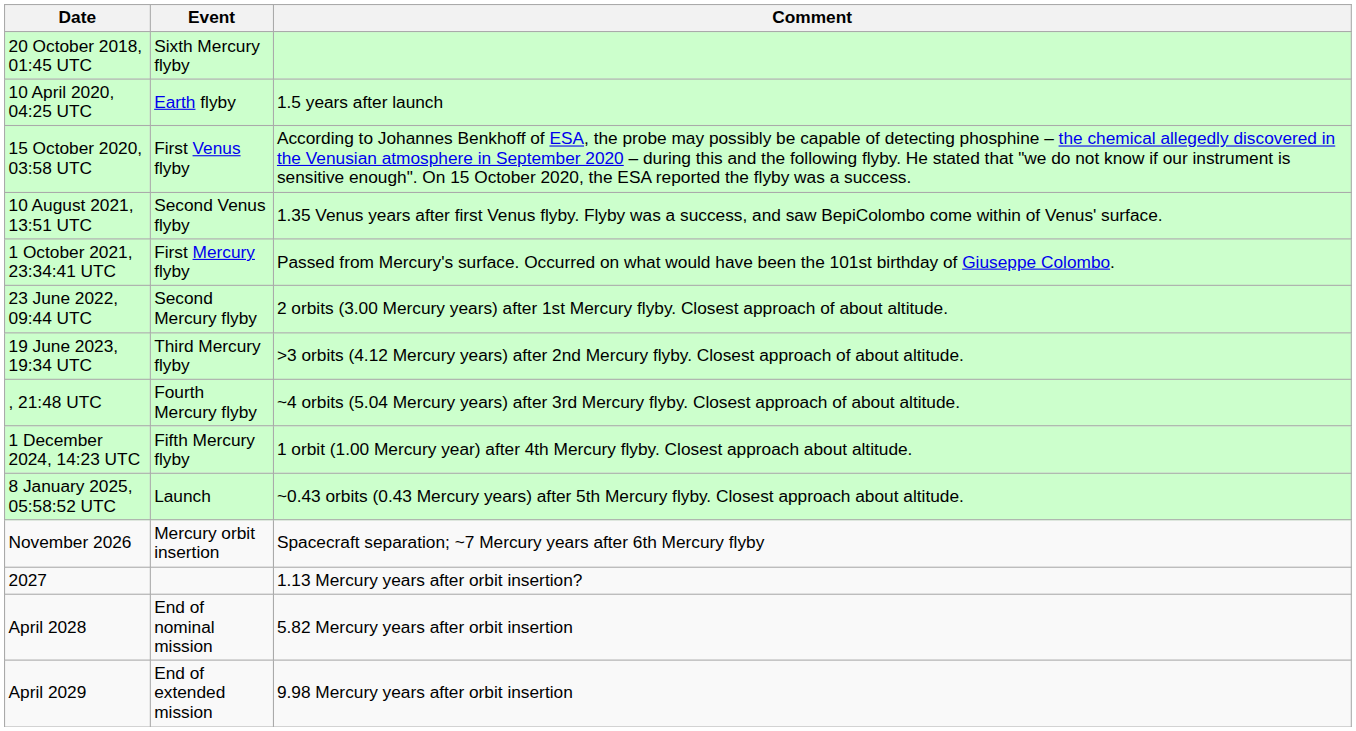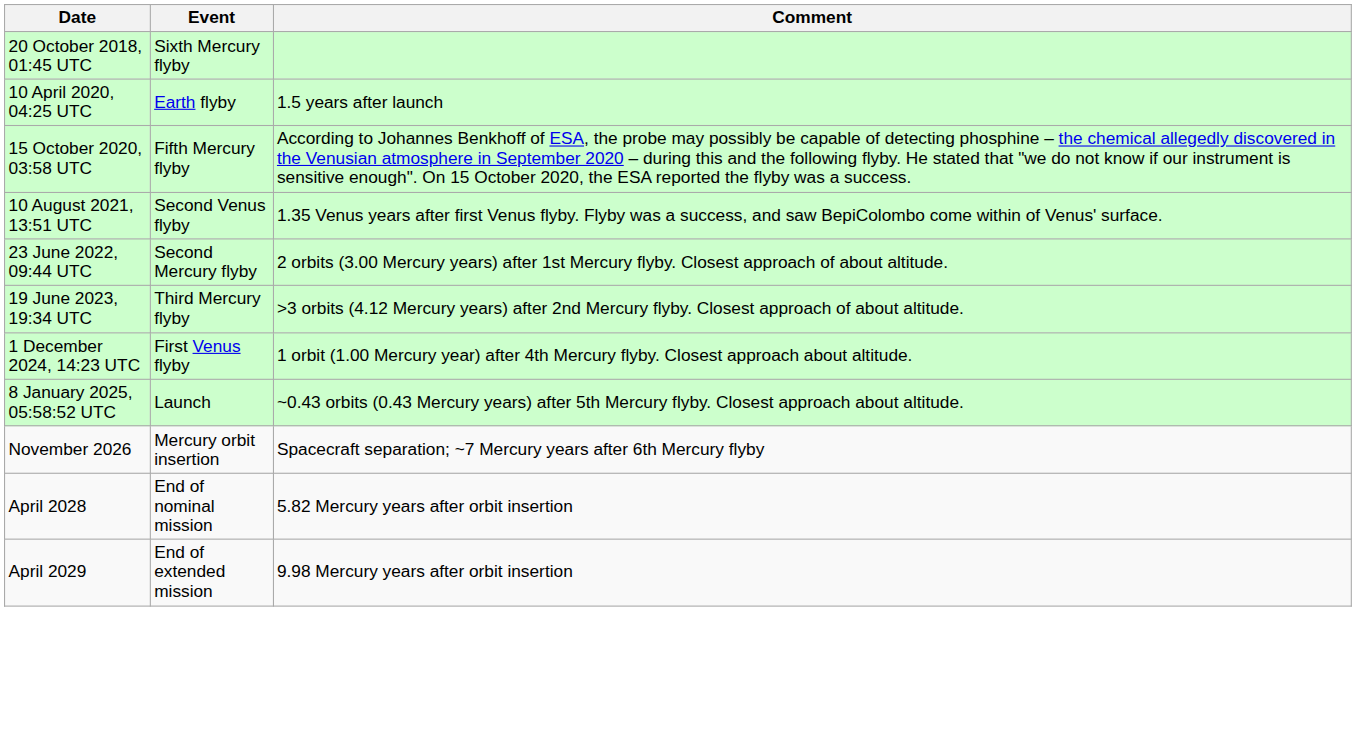(197, 158) First Venus flyby -> (205, 158) Fifth Mercury flyby
- row: (70, 262)
- row: (55, 402)
(205, 449) Fifth Mercury flyby -> (197, 355) First Venus flyby
- row: (28, 580)
